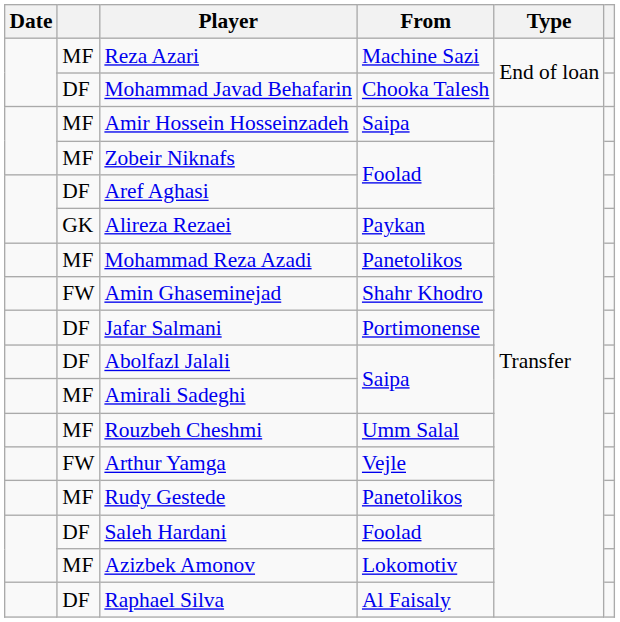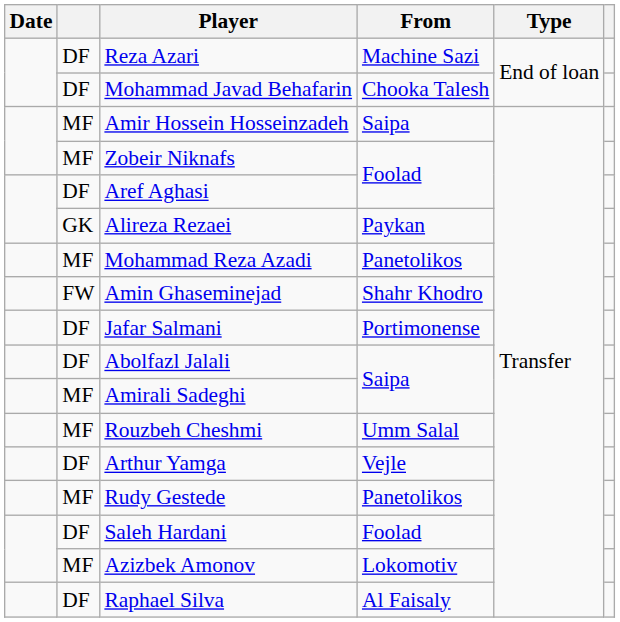(78, 55) MF -> (76, 55) DF
(78, 463) FW -> (76, 463) DF
